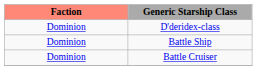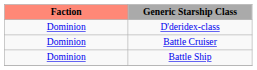rows swapped: (190, 57) <-> (190, 42)
